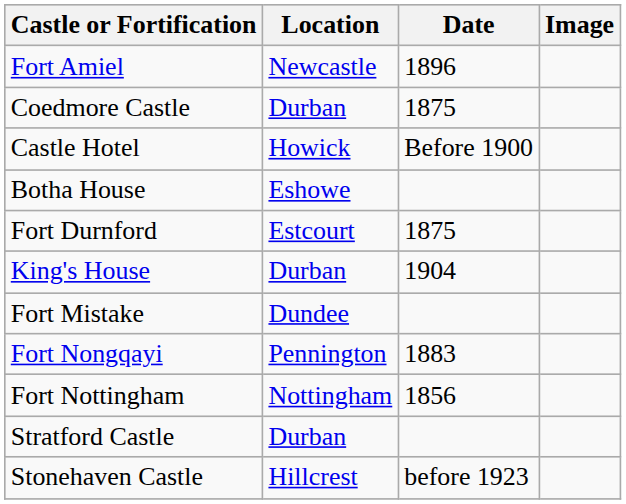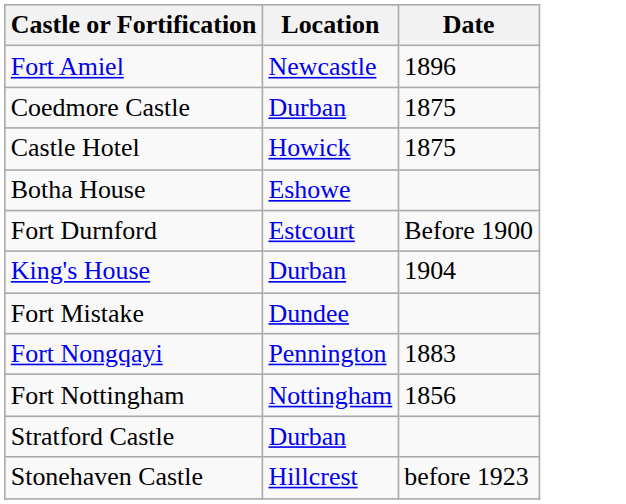- column: (580, 25)
(469, 148) Before 1900 -> (430, 148) 1875
(430, 230) 1875 -> (469, 230) Before 1900
